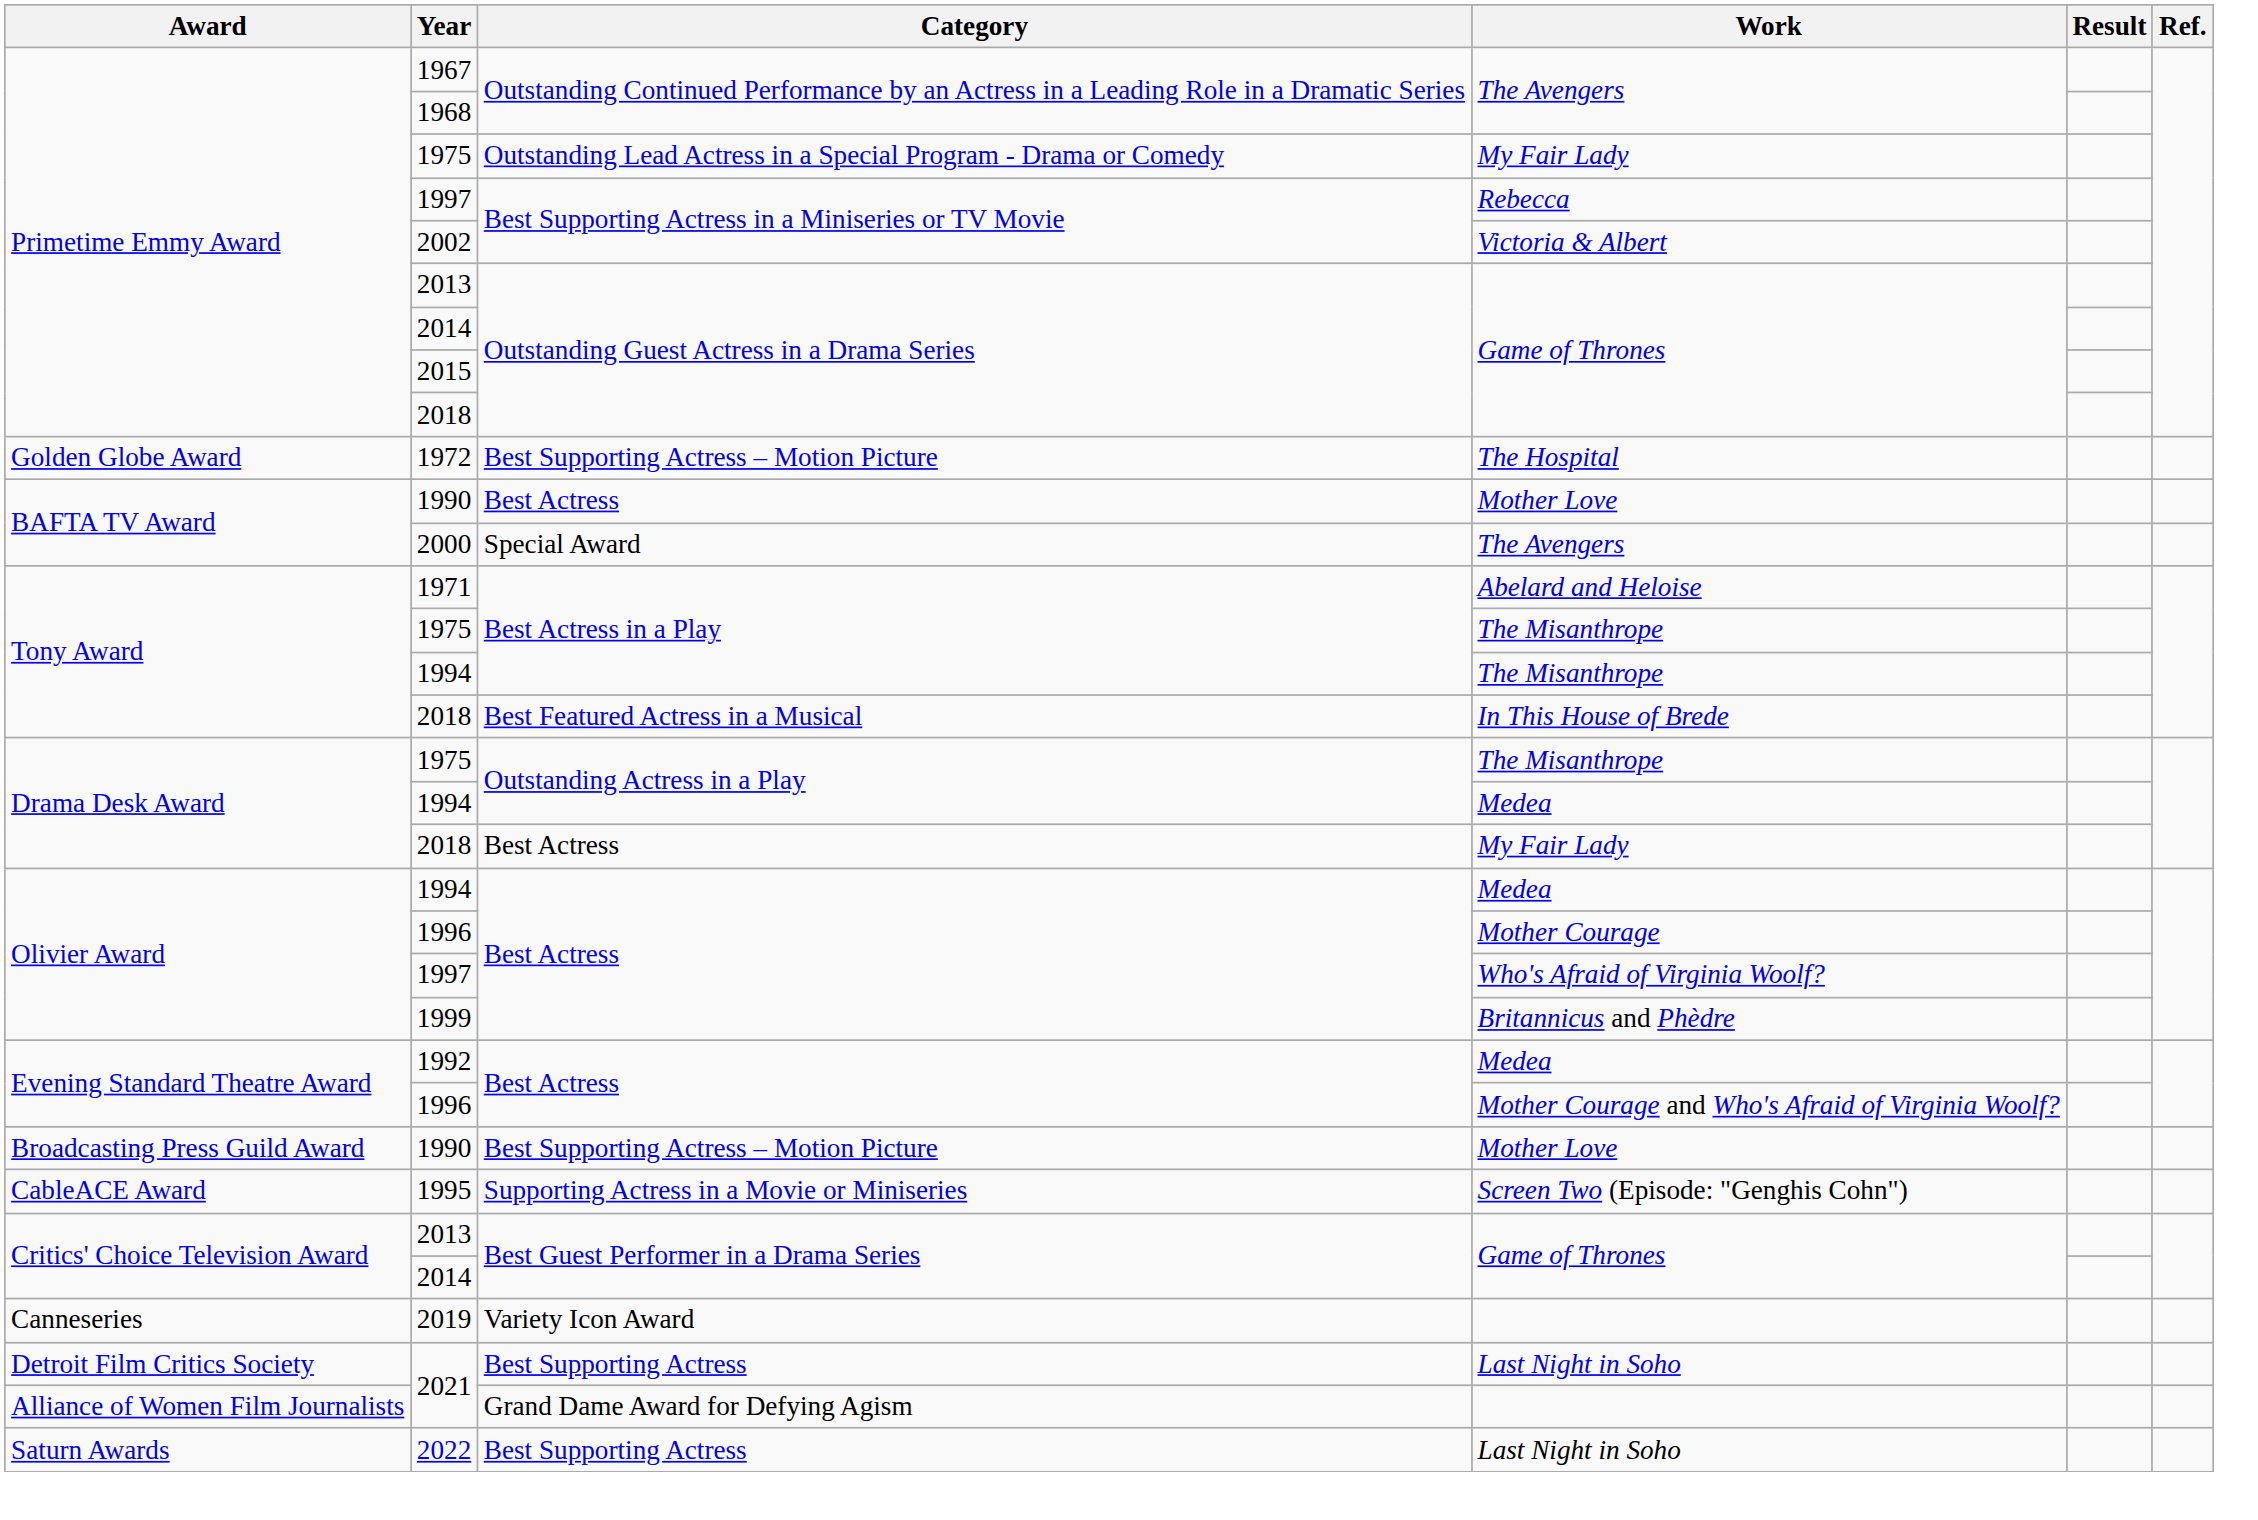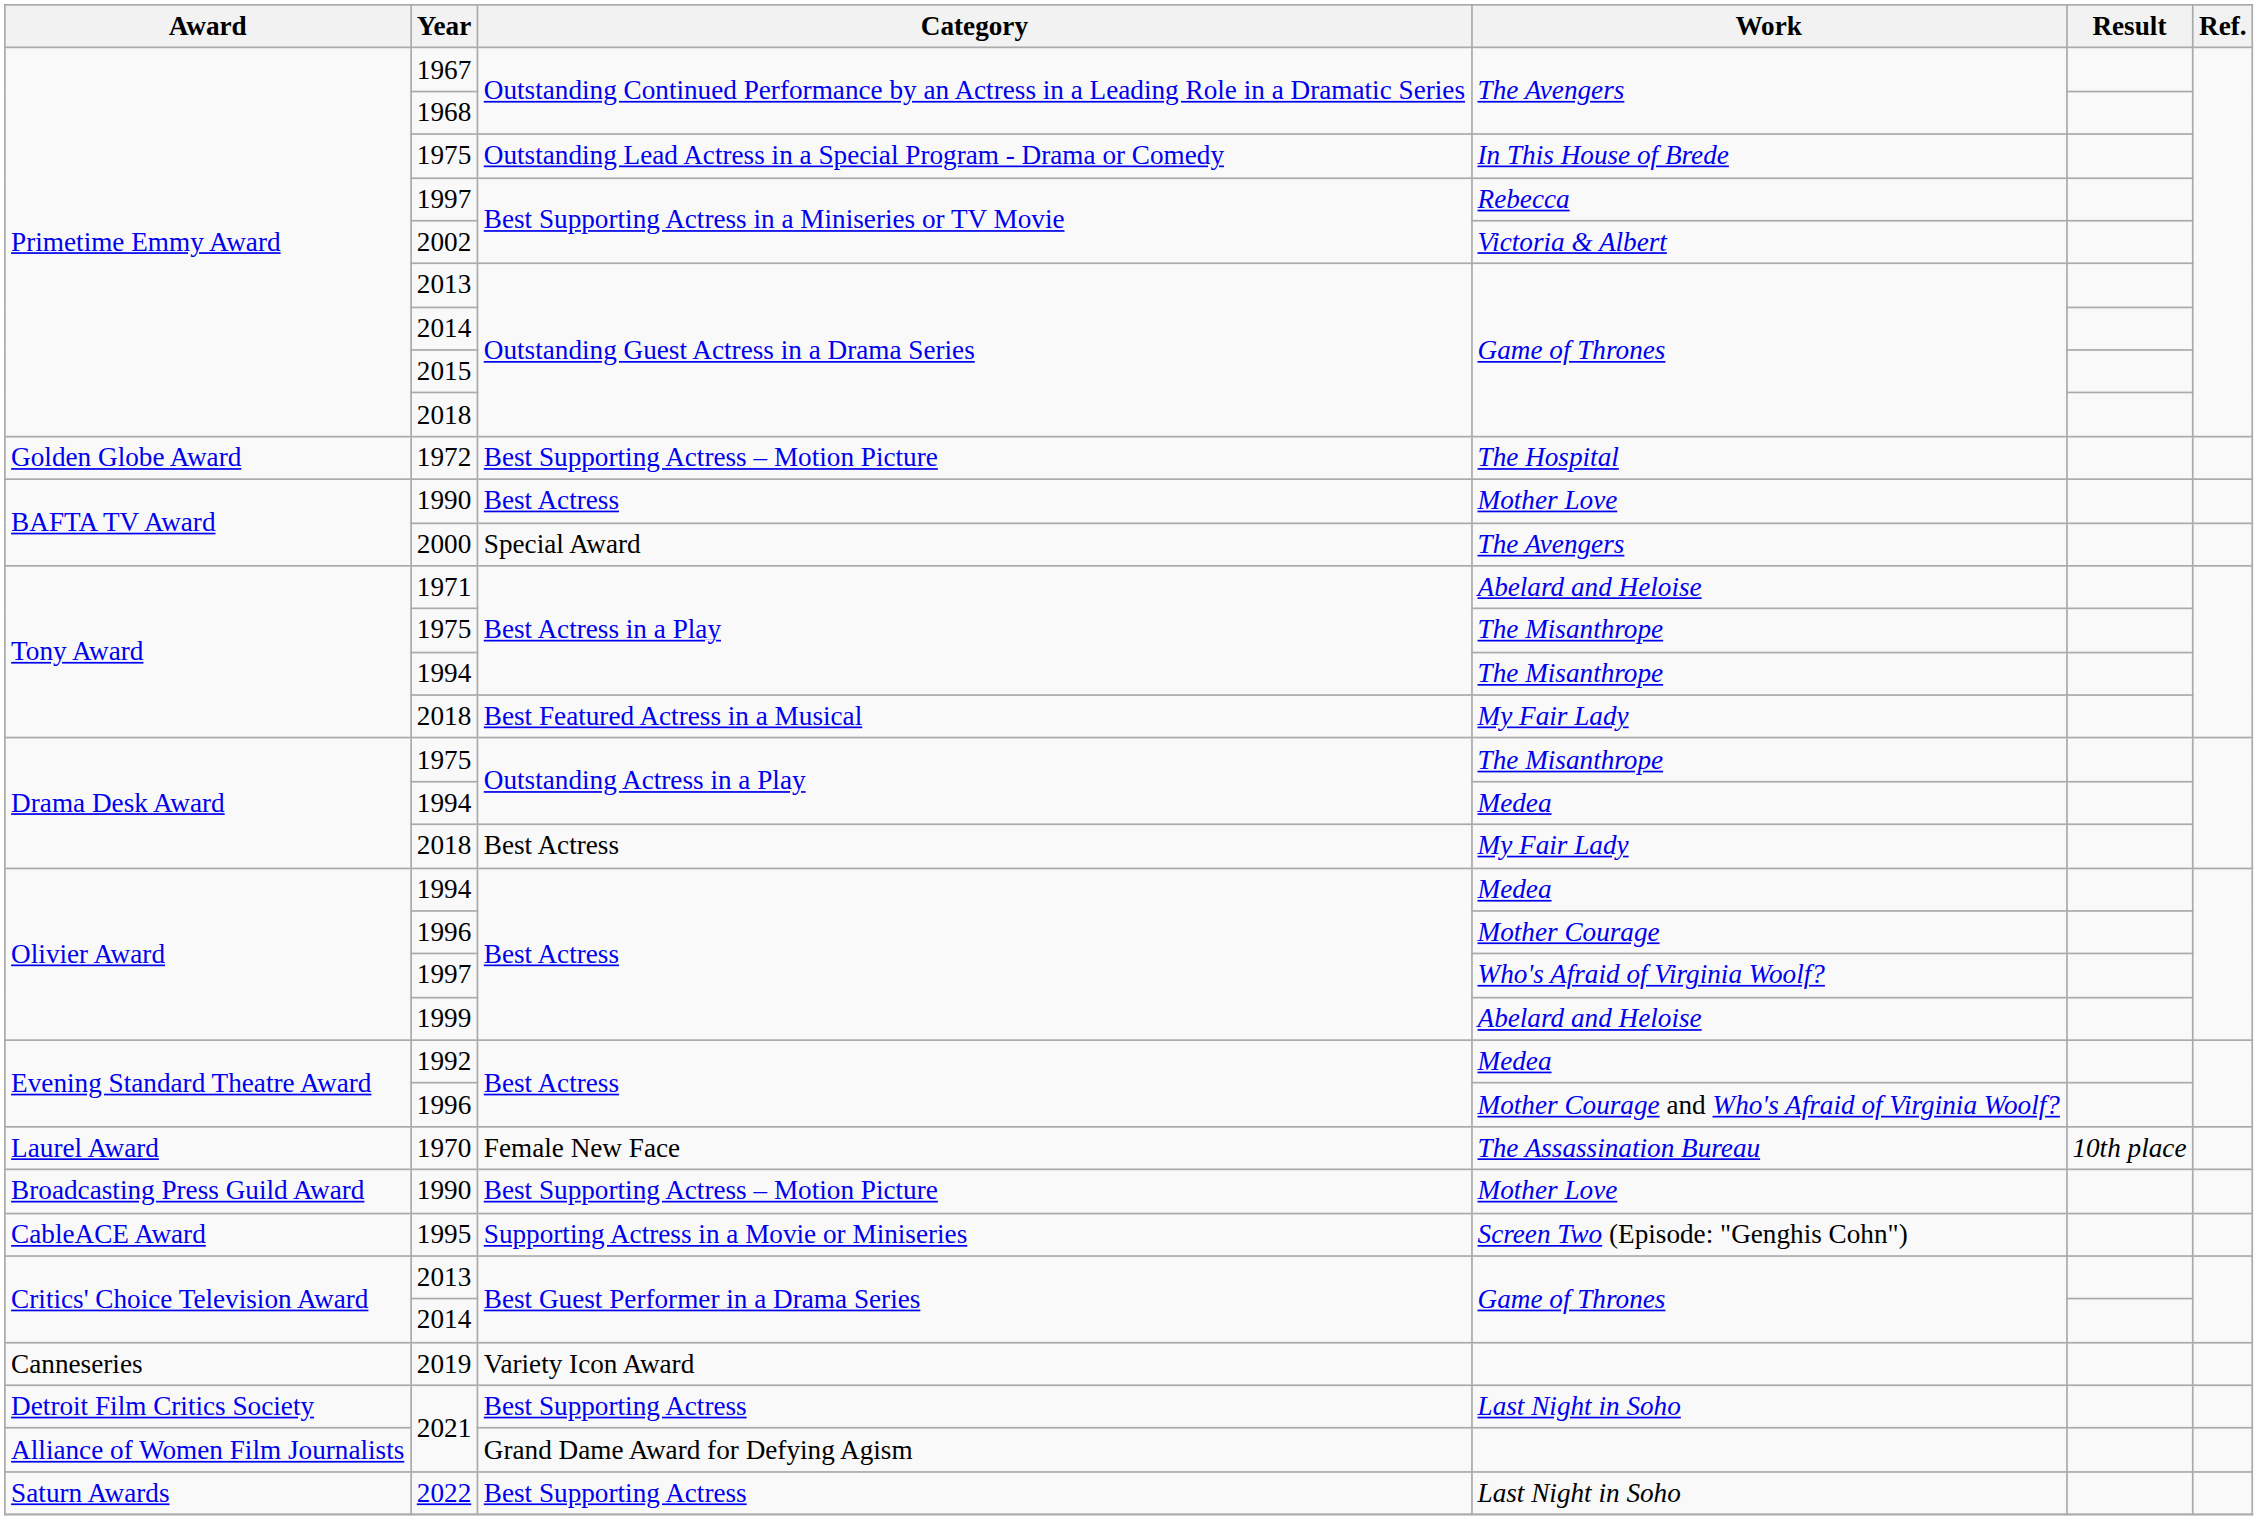(1553, 155) My Fair Lady -> (1603, 155) In This House of Brede
(1603, 716) In This House of Brede -> (1553, 716) My Fair Lady
(1606, 1018) Britannicus and Phèdre -> (1590, 1018) Abelard and Heloise
+ row: (85, 1147)
